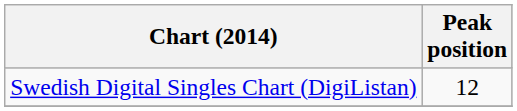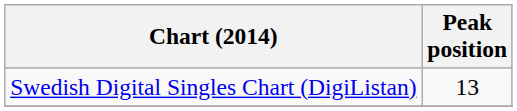(467, 86) 12 -> (467, 86) 13
